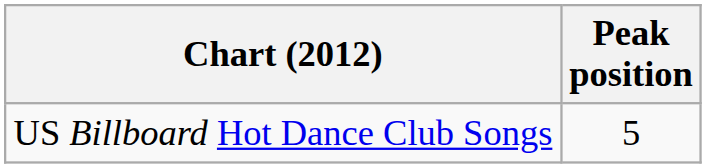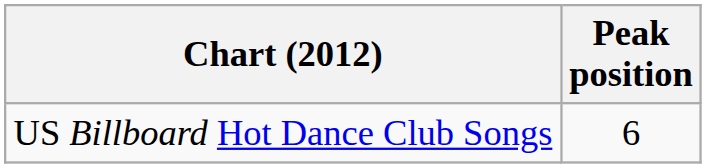(631, 132) 5 -> (631, 132) 6
